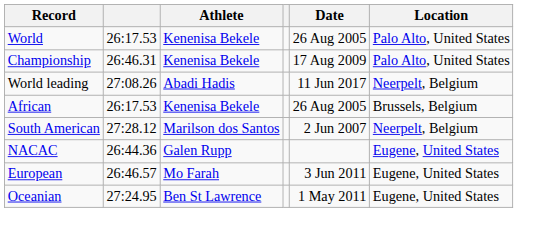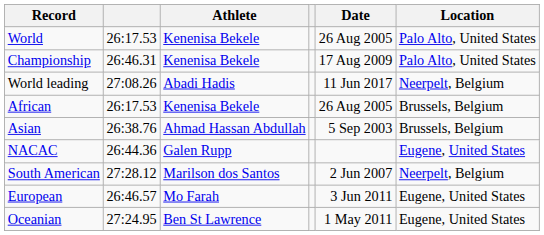+ row: (24, 128)
rows swapped: (33, 151) <-> (54, 128)
